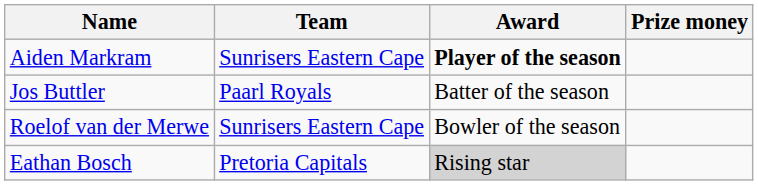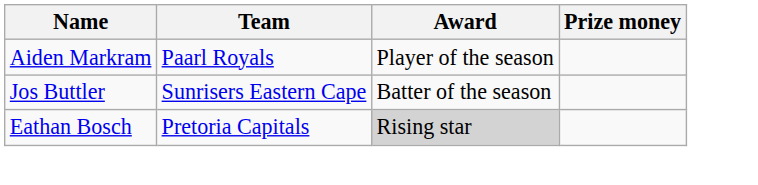(322, 57) Sunrisers Eastern Cape -> (218, 57) Paarl Royals
(528, 57) bold -> (465, 57) normal
(275, 92) Paarl Royals -> (264, 92) Sunrisers Eastern Cape
- row: (109, 127)
